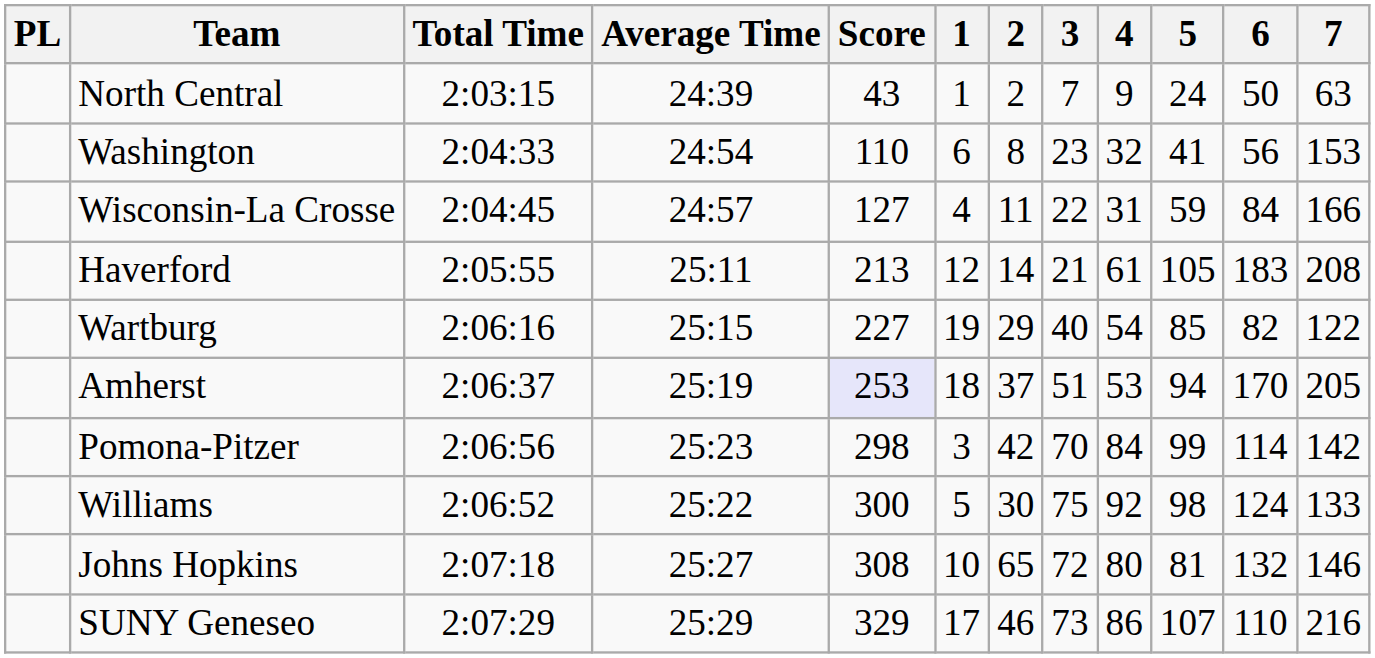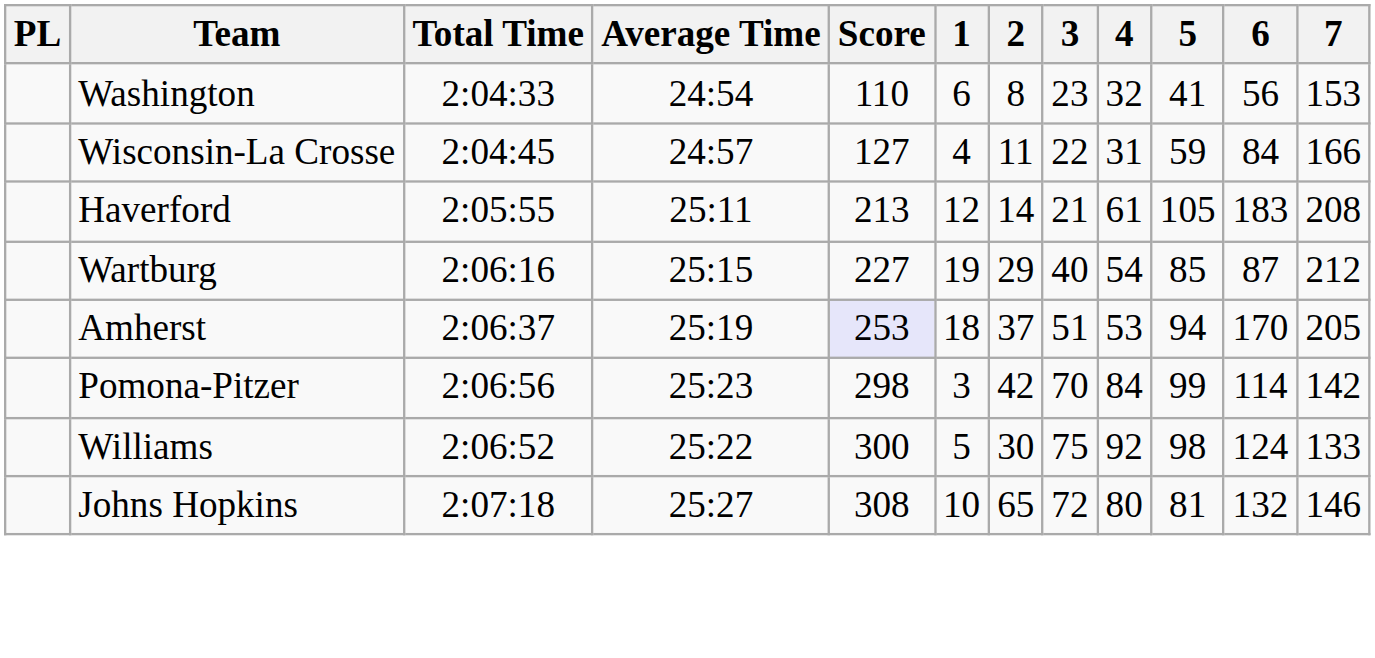- row: (181, 92)
(1260, 328) 82 -> (1260, 269) 87
(1333, 328) 122 -> (1333, 269) 212
- row: (197, 622)
